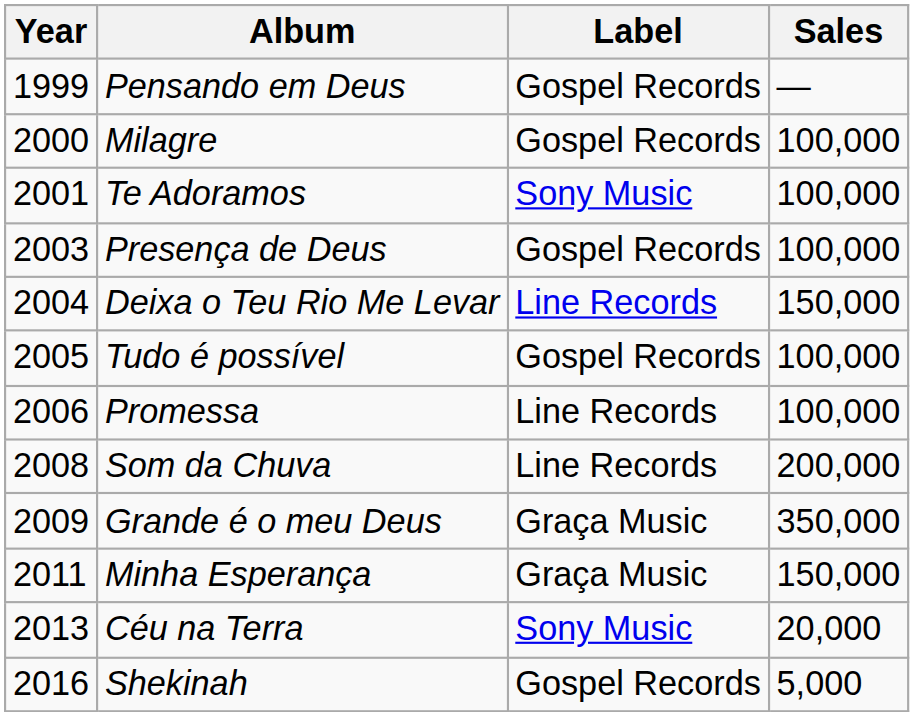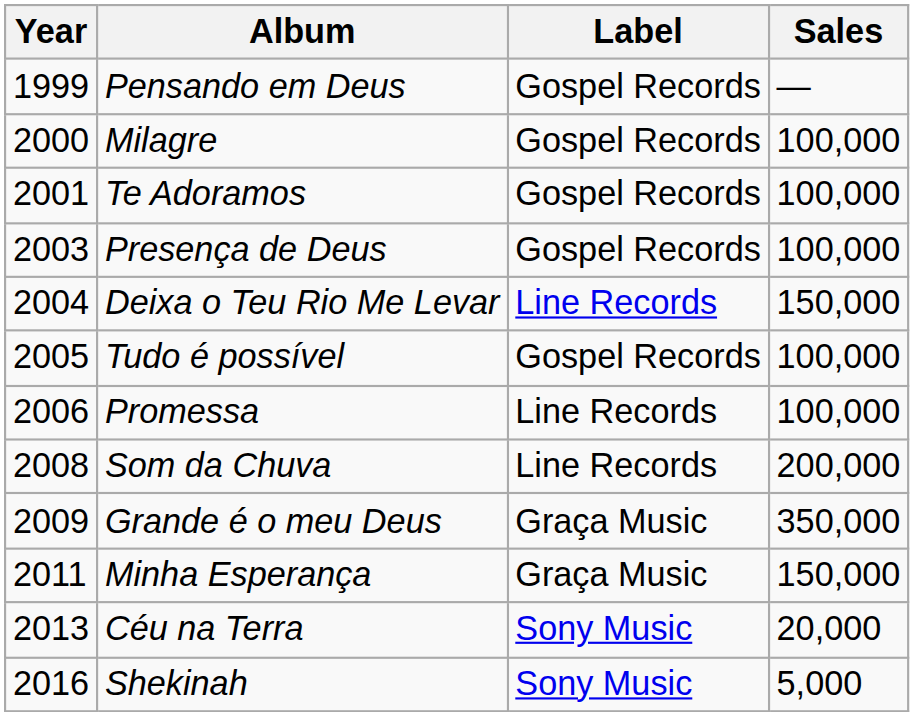(604, 194) Sony Music -> (638, 194) Gospel Records
(638, 683) Gospel Records -> (604, 683) Sony Music
